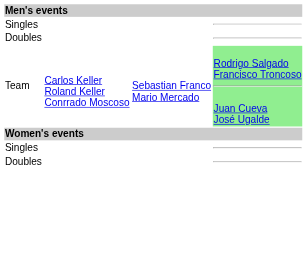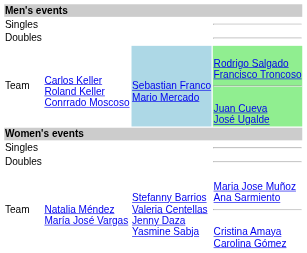(172, 92) no background -> (172, 92) lightblue background
+ row: (17, 209)
